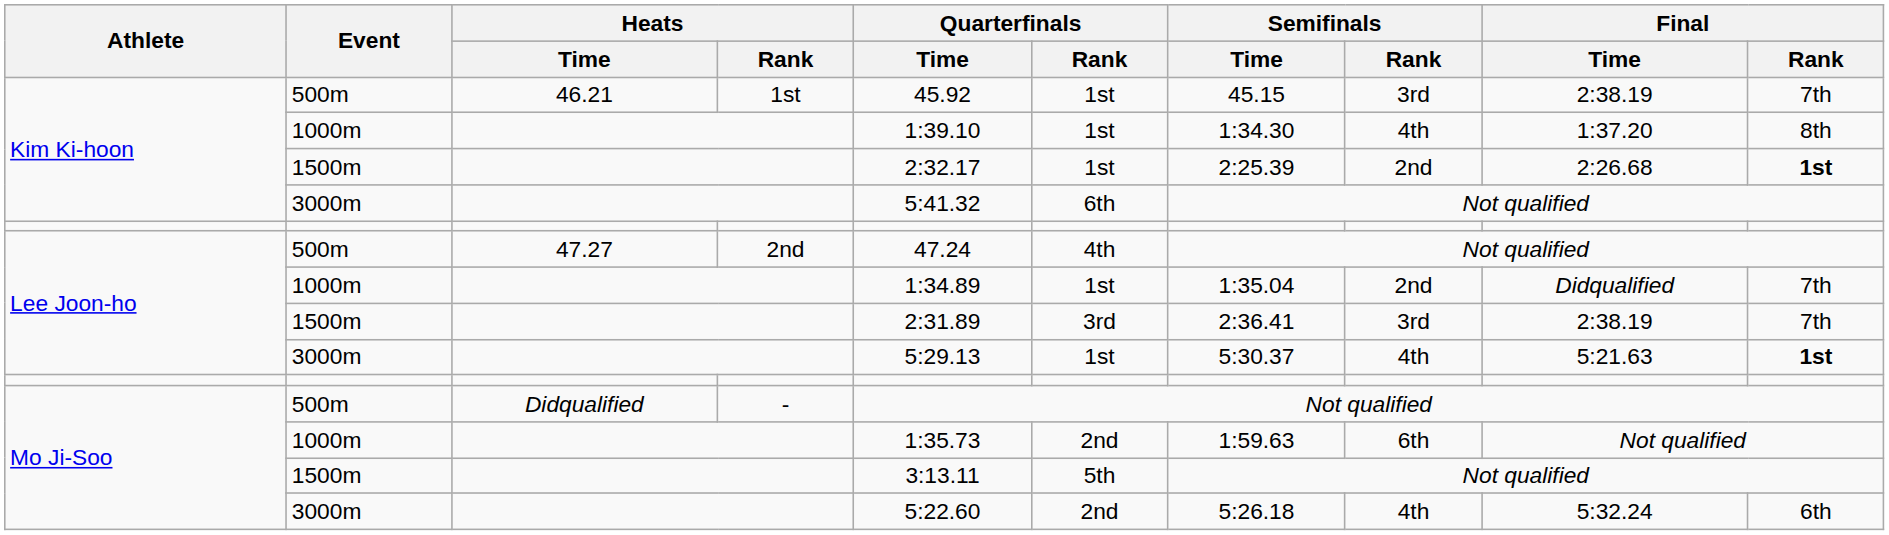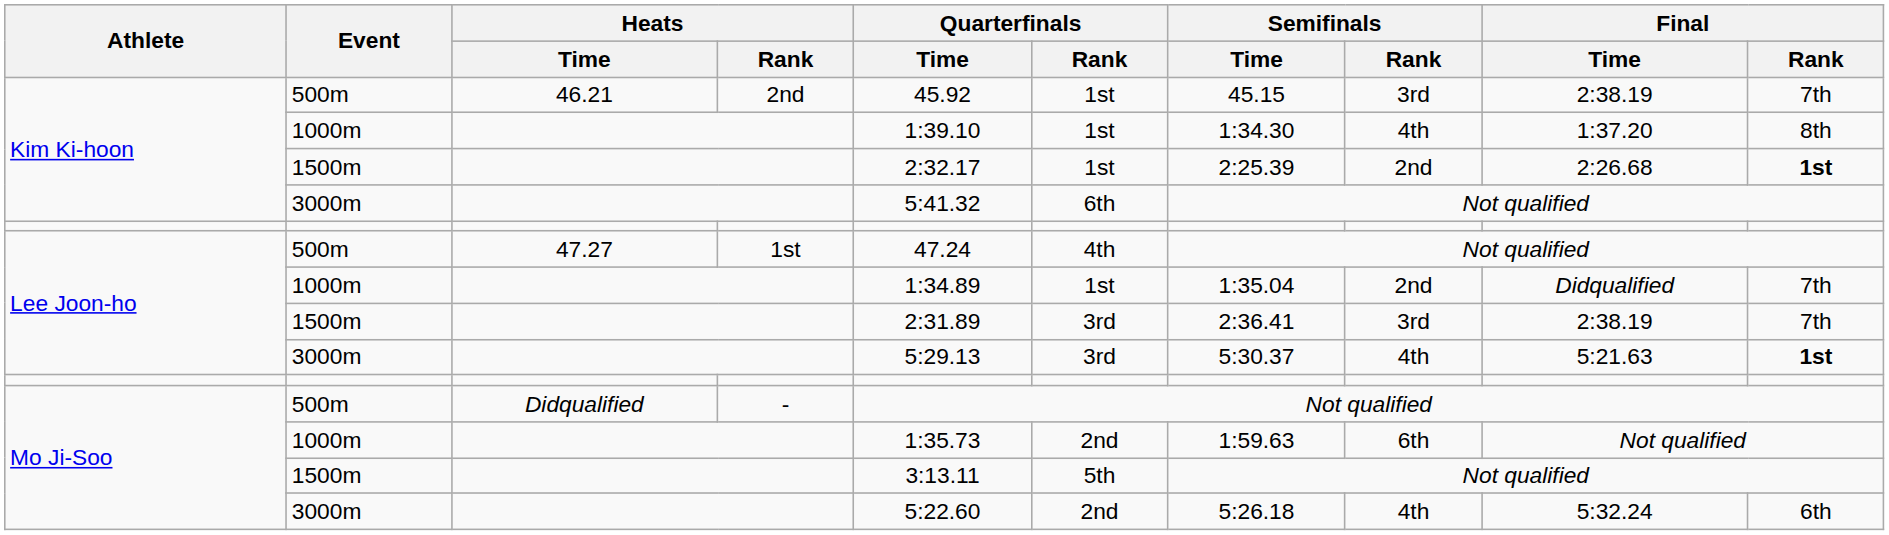(785, 95) 1st -> (785, 95) 2nd
(785, 249) 2nd -> (785, 249) 1st
(1099, 357) 1st -> (1099, 357) 3rd
